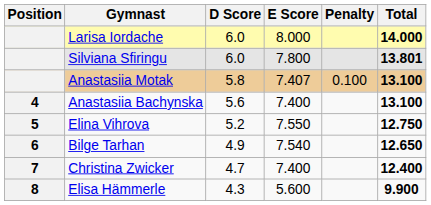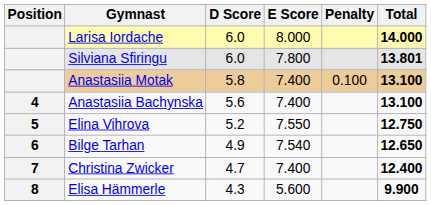(293, 80) 7.407 -> (293, 80) 7.400
